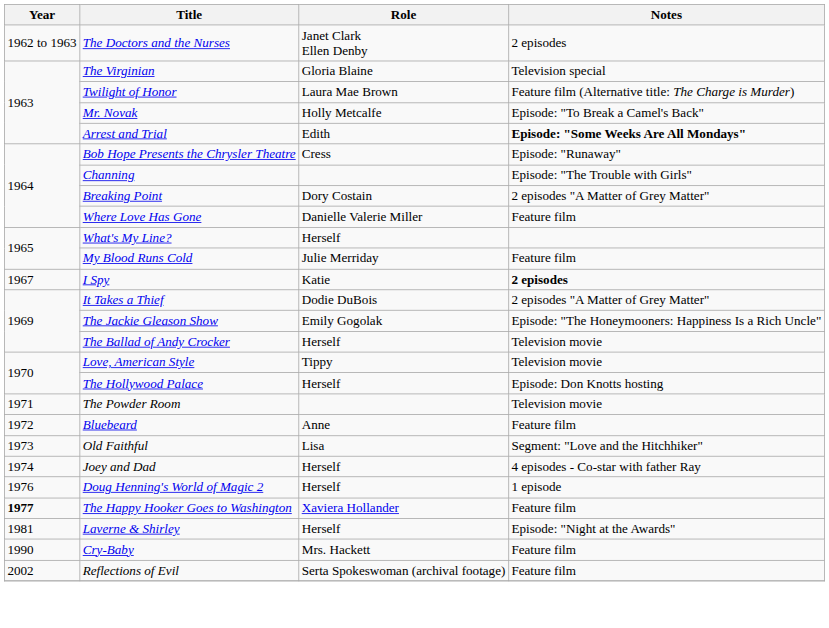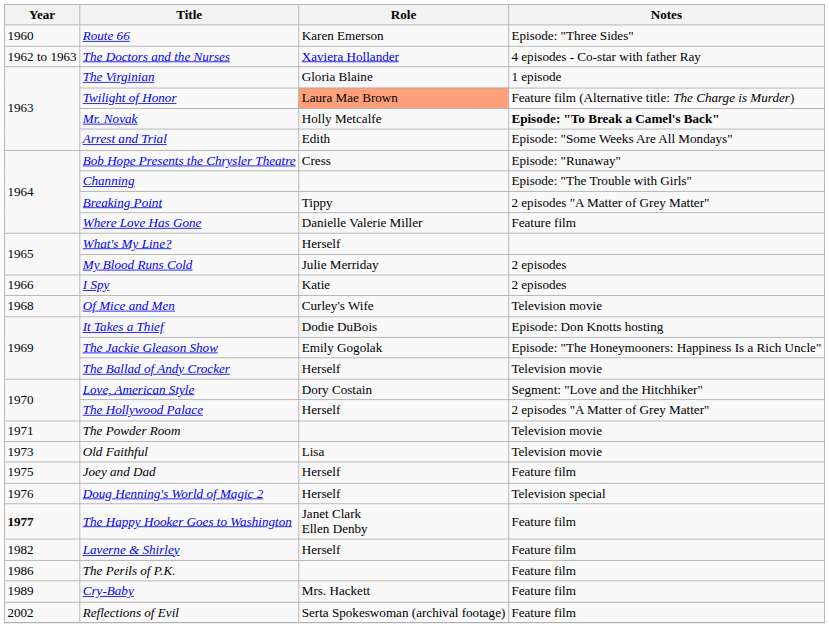+ row: (106, 35)
(335, 43) Janet Clark Ellen Denby -> (350, 56) Xaviera Hollander
(539, 43) 2 episodes -> (606, 56) 4 episodes - Co-star with father Ray
(558, 71) Television special -> (536, 77) 1 episode
(350, 92) no background -> (350, 98) lightsalmon background
(608, 112) normal -> (615, 118) bold
(629, 133) bold -> (622, 139) normal
(337, 196) Dory Costain -> (317, 202) Tippy
(544, 258) Feature film -> (539, 264) 2 episodes
(21, 279) 1967 -> (21, 285) 1966
(540, 279) bold -> (539, 285) normal
+ row: (129, 306)
(610, 300) 2 episodes "A Matter of Grey Matter" -> (587, 327) Episode: Don Knotts hosting
(317, 362) Tippy -> (337, 389) Dory Costain
(557, 362) Television movie -> (607, 389) Segment: "Love and the Hitchhiker"
(587, 383) Episode: Don Knotts hosting -> (610, 410) 2 episodes "A Matter of Grey Matter"
- row: (110, 425)
(607, 445) Segment: "Love and the Hitchhiker" -> (557, 451) Television movie
(21, 466) 1974 -> (21, 472) 1975
(606, 466) 4 episodes - Co-star with father Ray -> (544, 472) Feature film
(536, 487) 1 episode -> (558, 493) Television special
(350, 508) Xaviera Hollander -> (335, 521) Janet Clark Ellen Denby
(21, 529) 1981 -> (21, 549) 1982
(593, 529) Episode: "Night at the Awards" -> (544, 549) Feature film
+ row: (129, 570)
(21, 549) 1990 -> (21, 591) 1989
